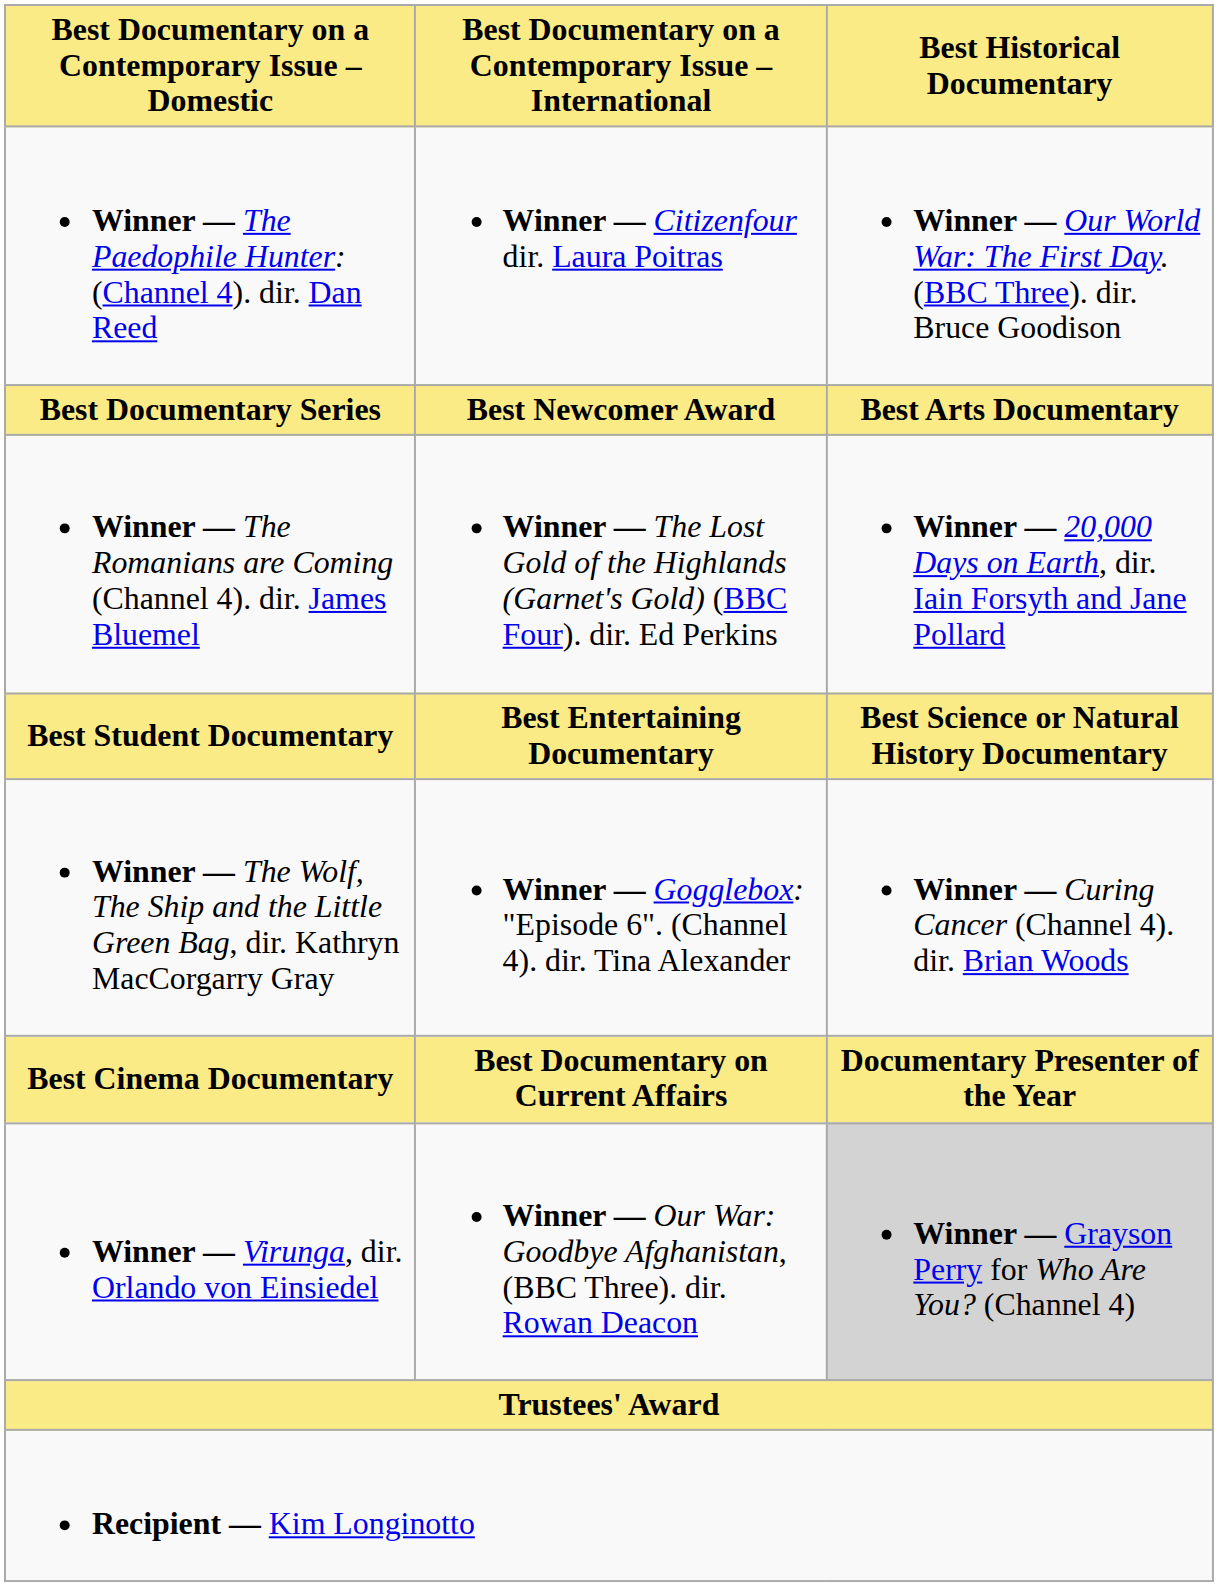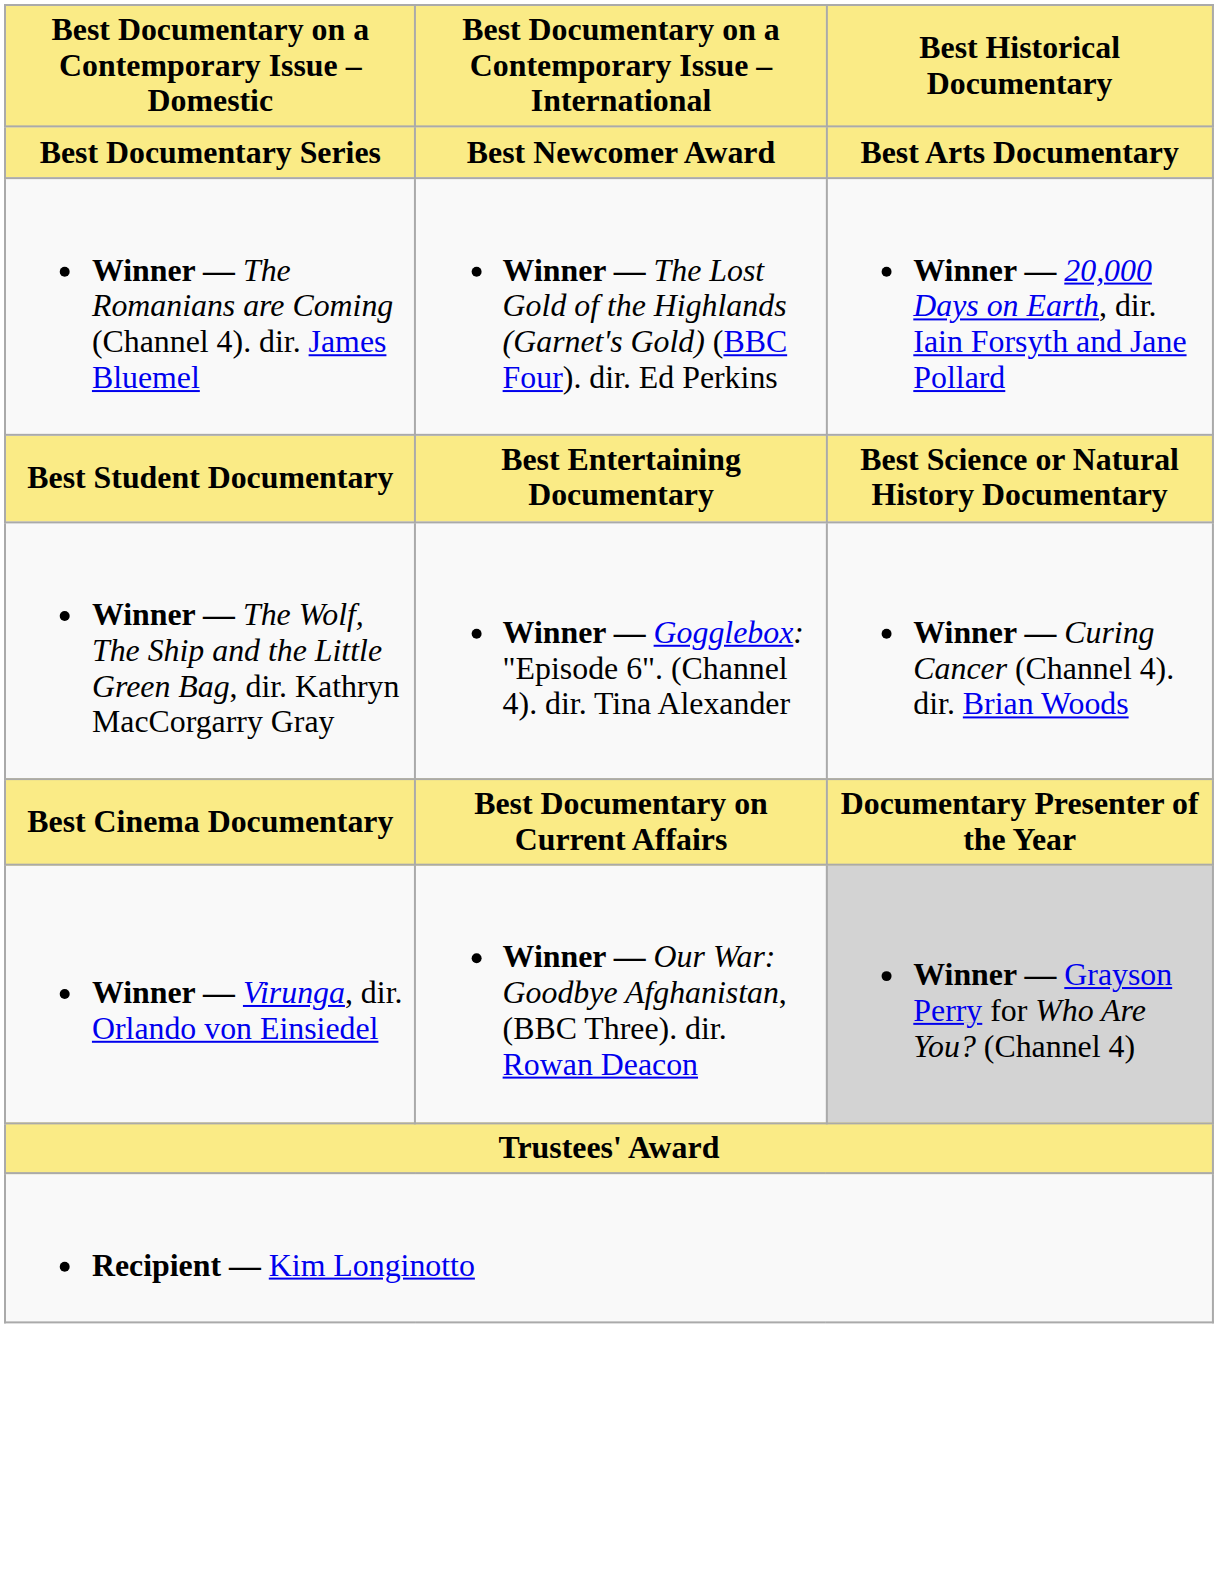- row: (210, 274)
